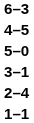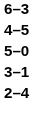- row: (17, 114)
